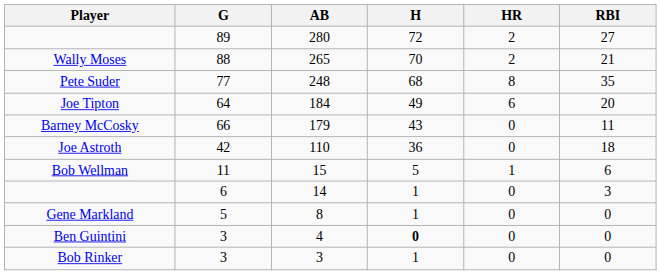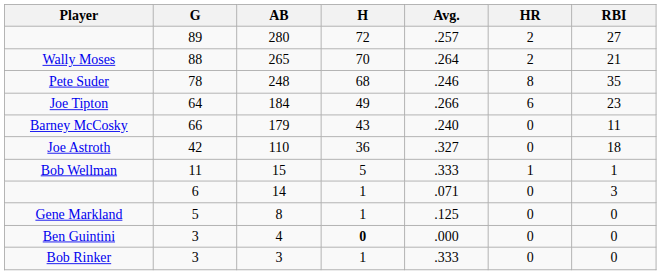+ column: (446, 15)
(223, 81) 77 -> (195, 81) 78
(608, 103) 20 -> (614, 103) 23
(608, 170) 6 -> (614, 170) 1
